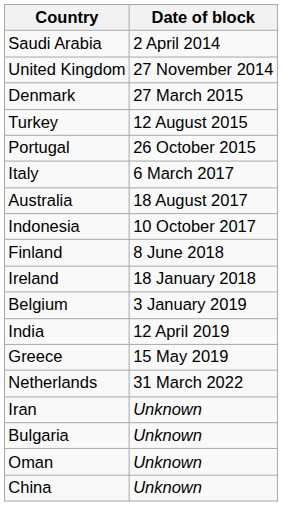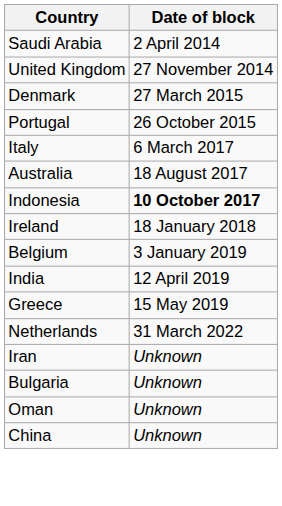- row: (33, 122)
(195, 226) normal -> (197, 200) bold
- row: (35, 252)
